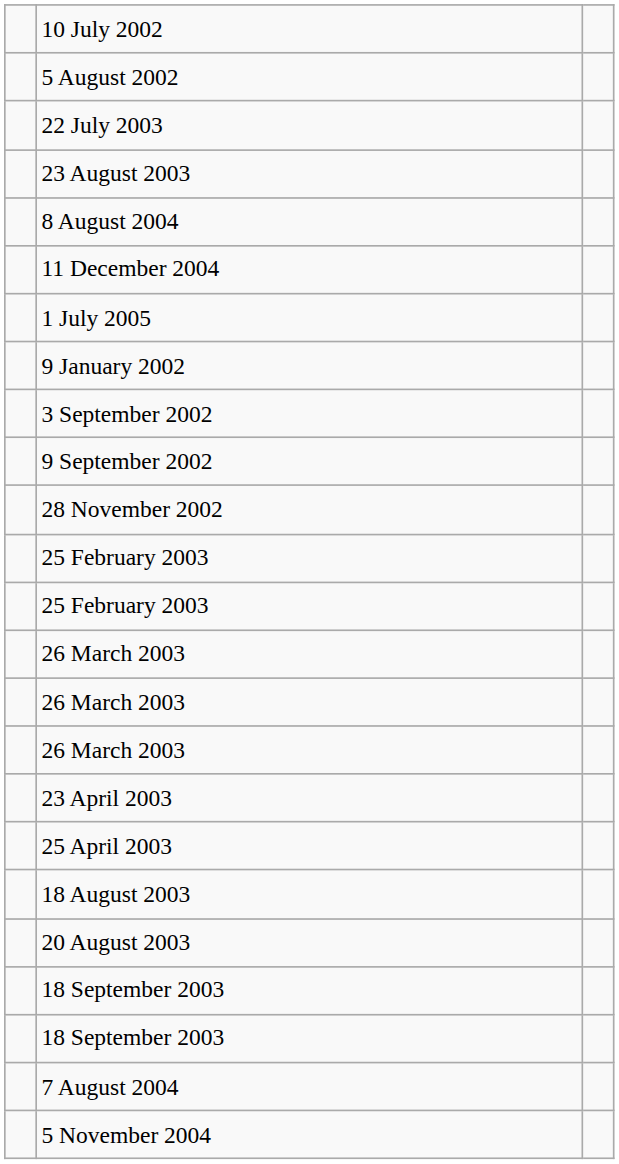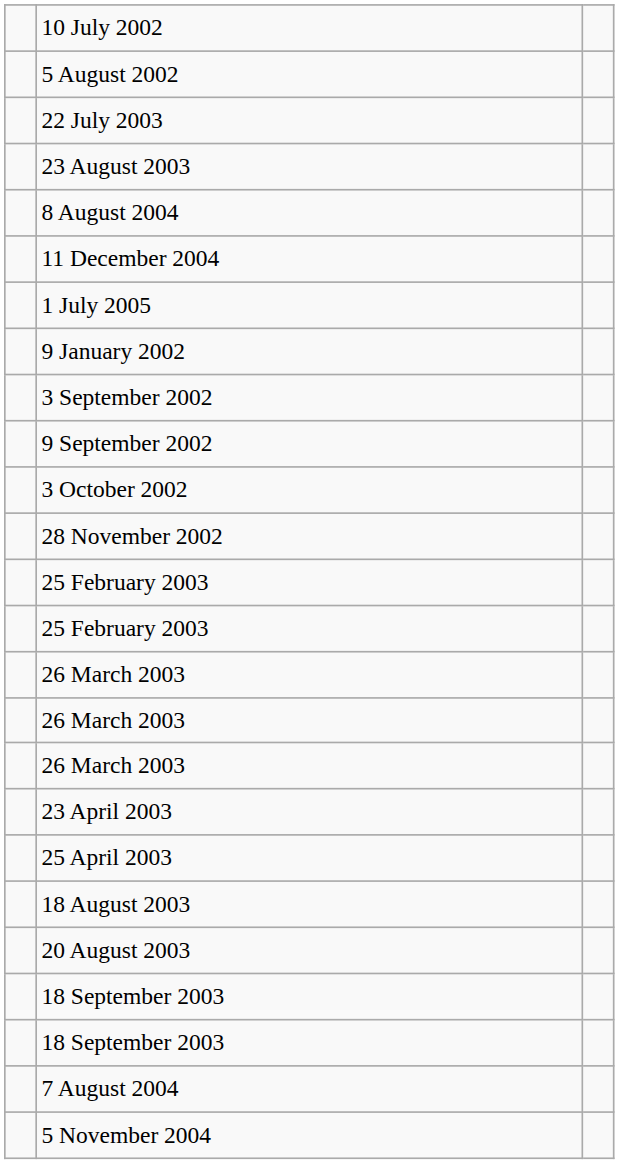+ row: (20, 490)
